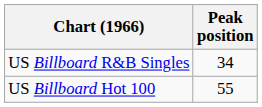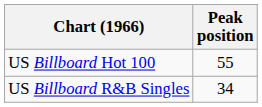rows swapped: (82, 89) <-> (99, 62)
